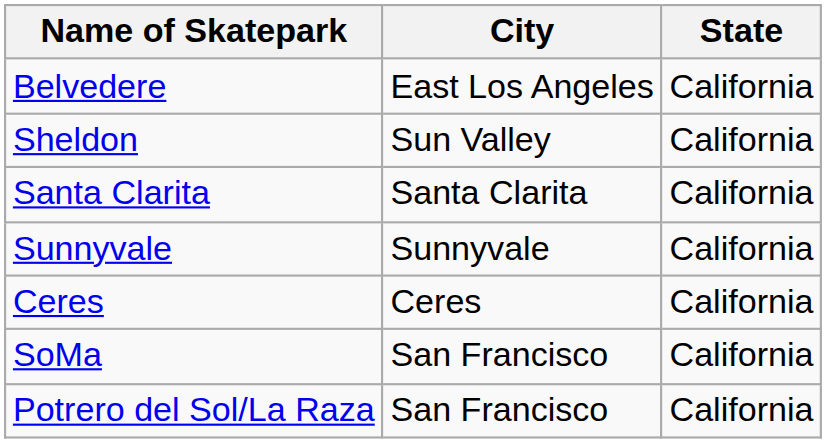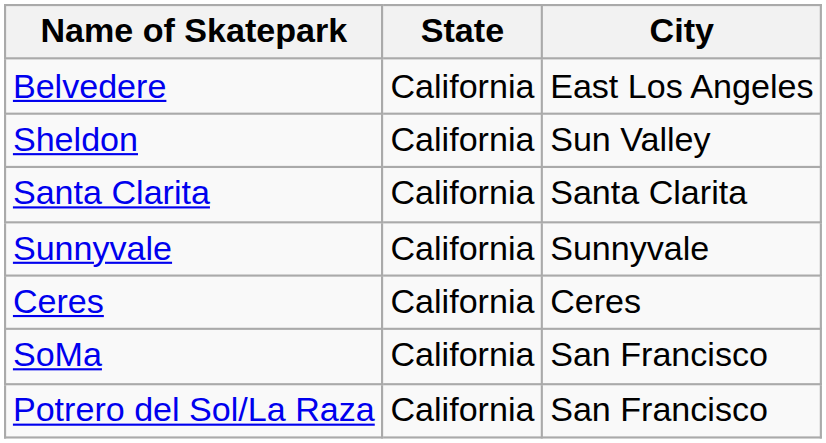columns swapped: (522, 31) <-> (742, 31)
